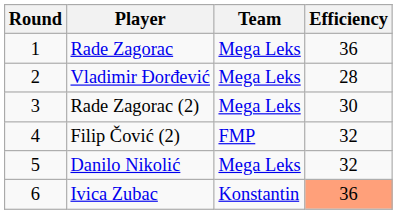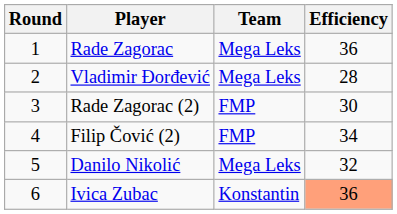(260, 106) Mega Leks -> (237, 106) FMP
(349, 135) 32 -> (349, 135) 34
